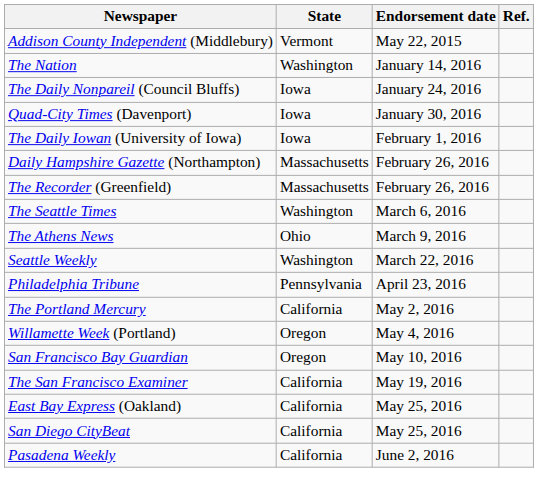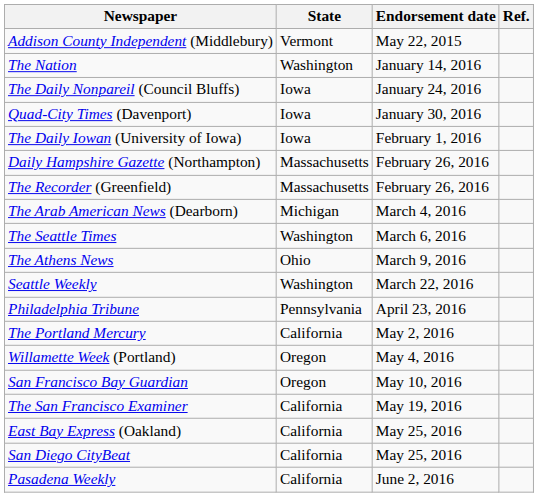+ row: (123, 211)
